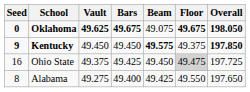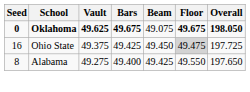- row: (52, 46)
